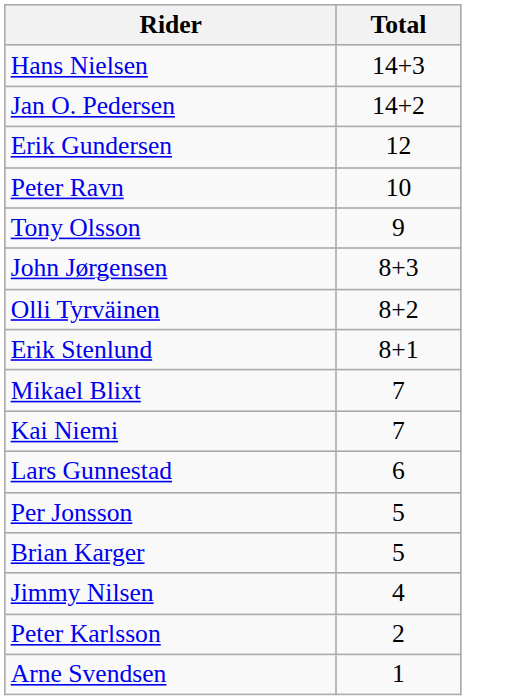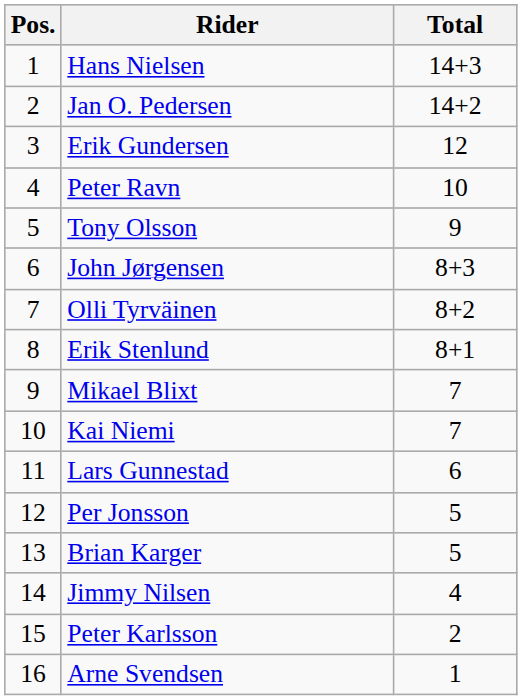+ column: (33, 24)
